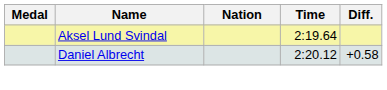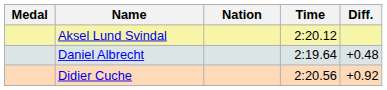(316, 35) 2:19.64 -> (316, 35) 2:20.12
(316, 55) 2:20.12 -> (316, 55) 2:19.64
(362, 55) +0.58 -> (362, 55) +0.48
+ row: (95, 76)
